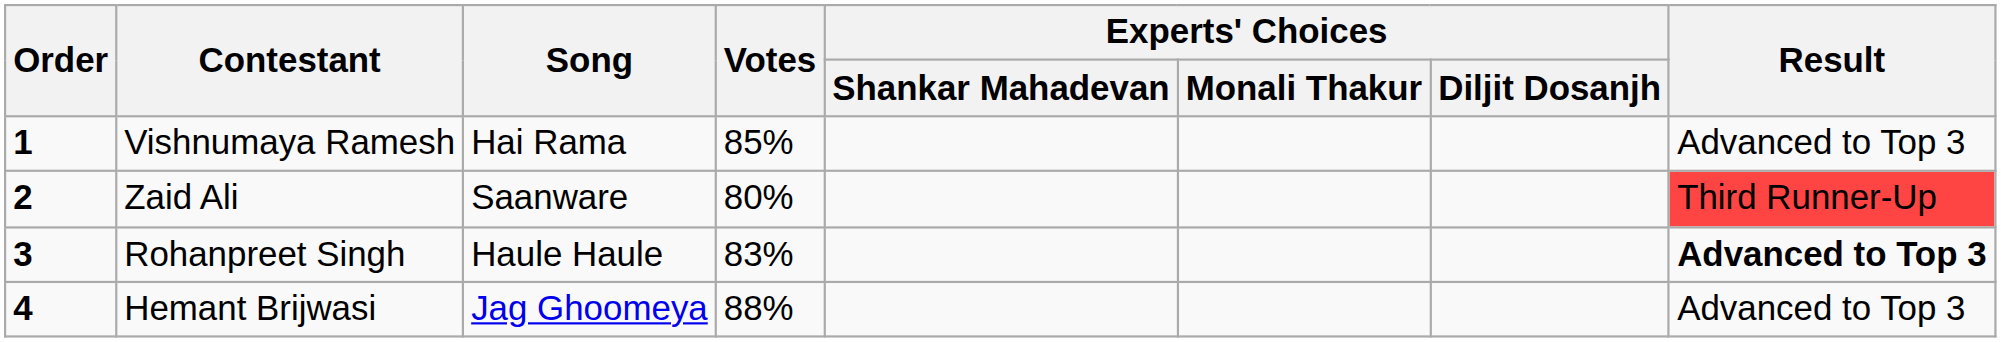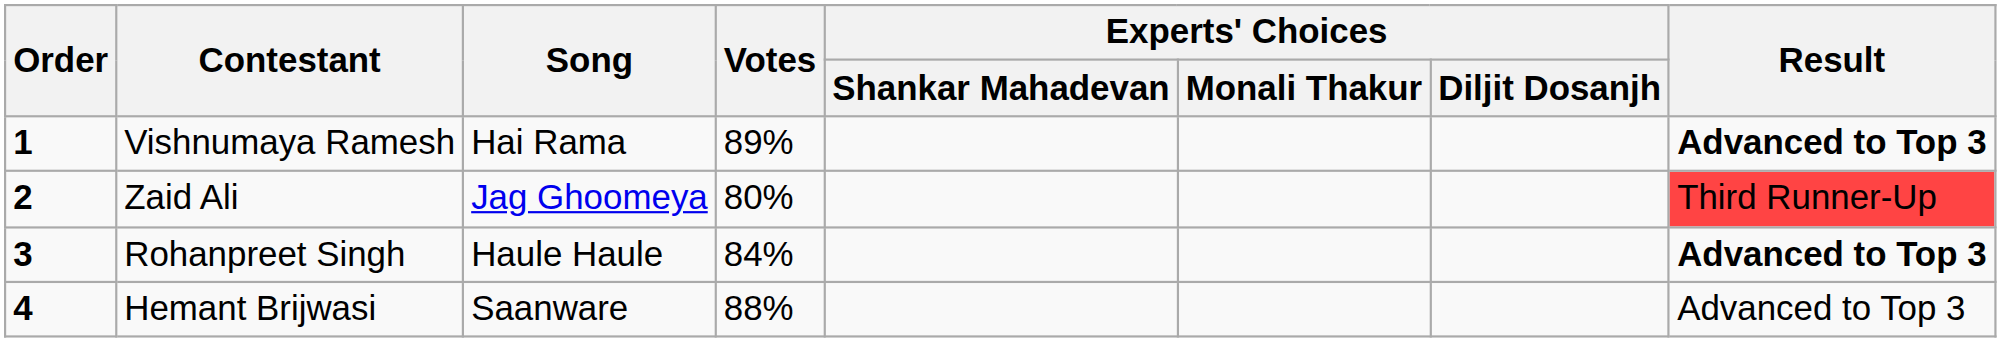(759, 142) 85% -> (759, 142) 89%
(1821, 142) normal -> (1832, 142) bold
(550, 198) Saanware -> (589, 198) Jag Ghoomeya
(759, 253) 83% -> (759, 253) 84%
(589, 308) Jag Ghoomeya -> (550, 308) Saanware
